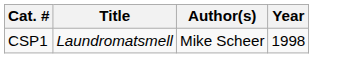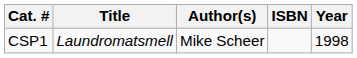+ column: (290, 16)
